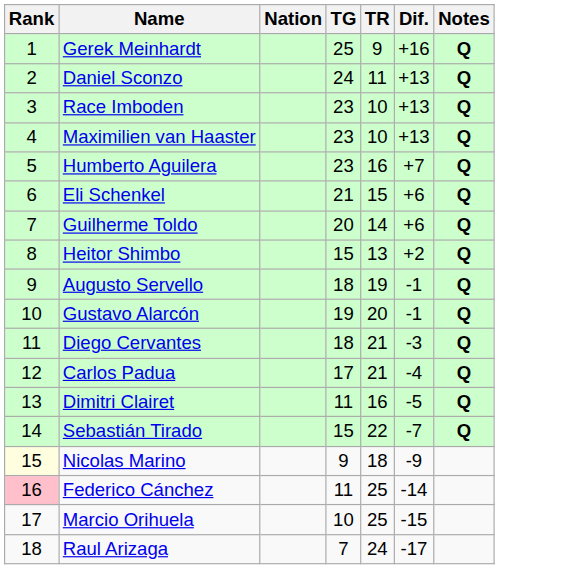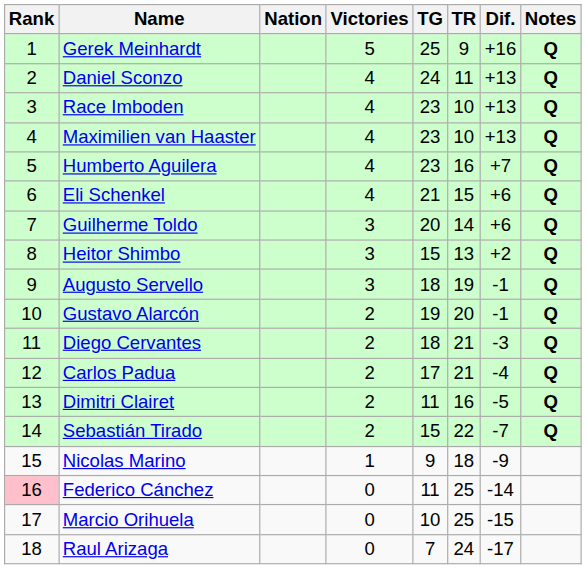+ column: (370, 19)
(32, 460) lightyellow background -> (32, 460) no background
